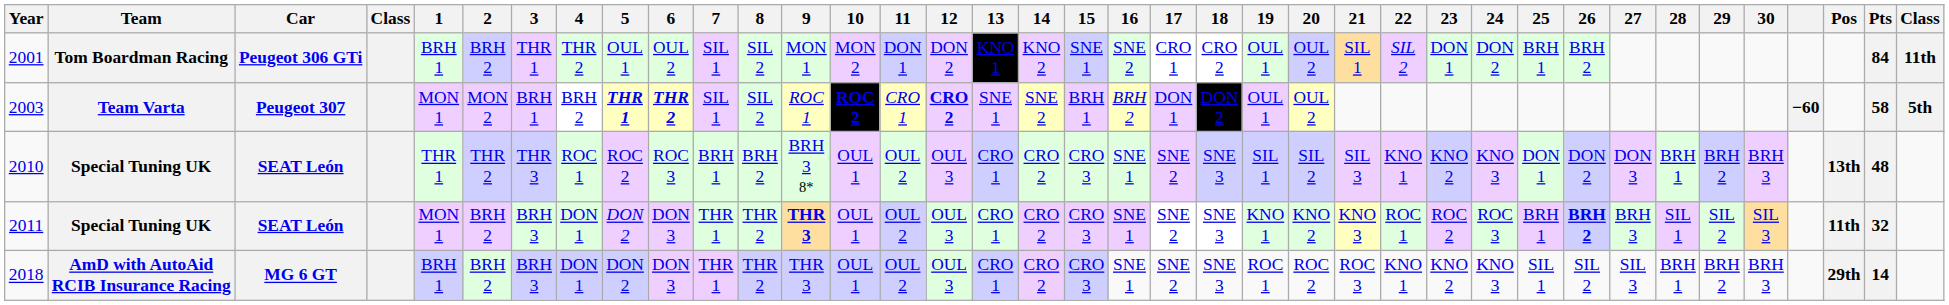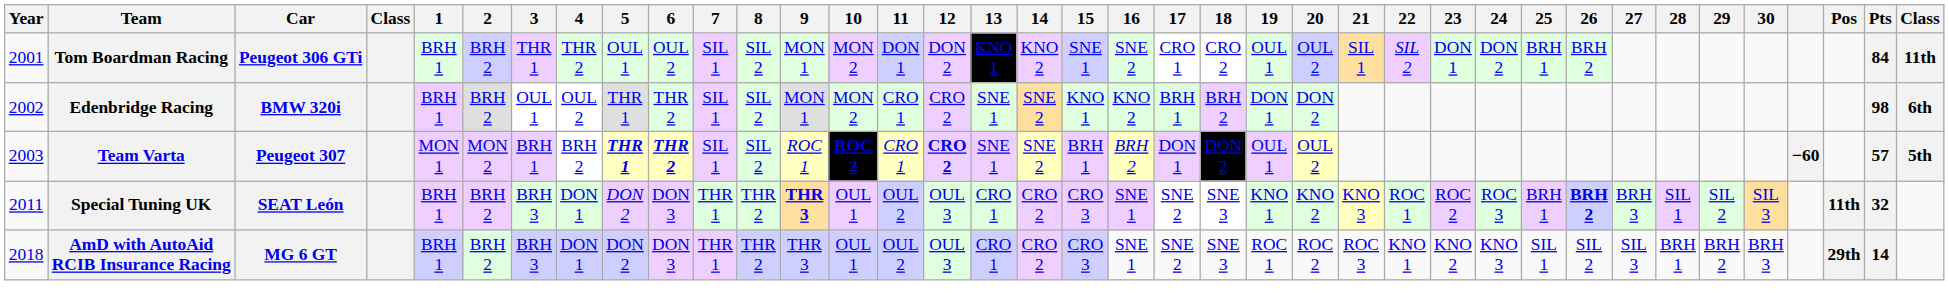+ row: (26, 106)
(1880, 106) 58 -> (1880, 155) 57
- row: (26, 166)
(439, 225) MON 1 -> (439, 205) BRH 1
